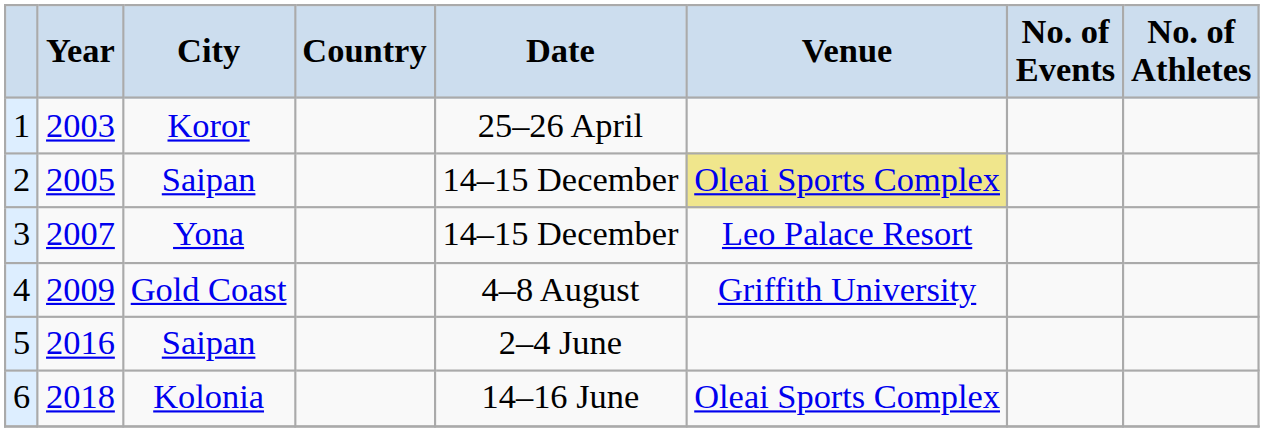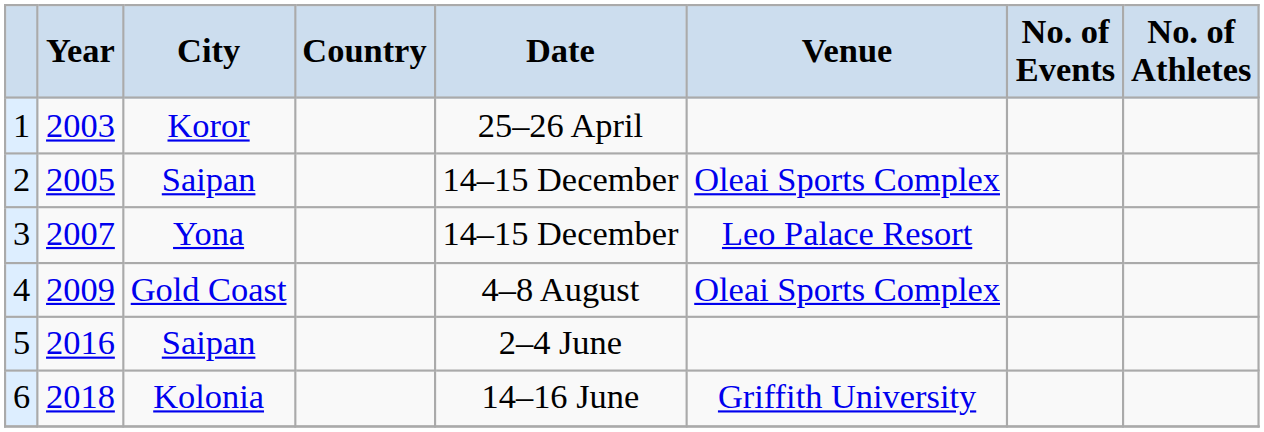(847, 179) khaki background -> (847, 179) no background
(847, 288) Griffith University -> (847, 288) Oleai Sports Complex
(847, 397) Oleai Sports Complex -> (847, 397) Griffith University
